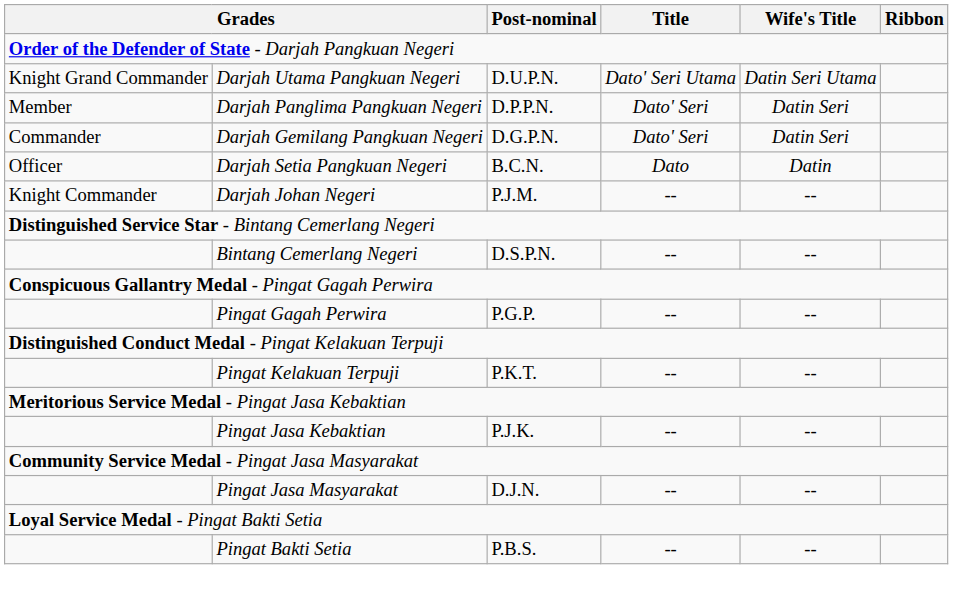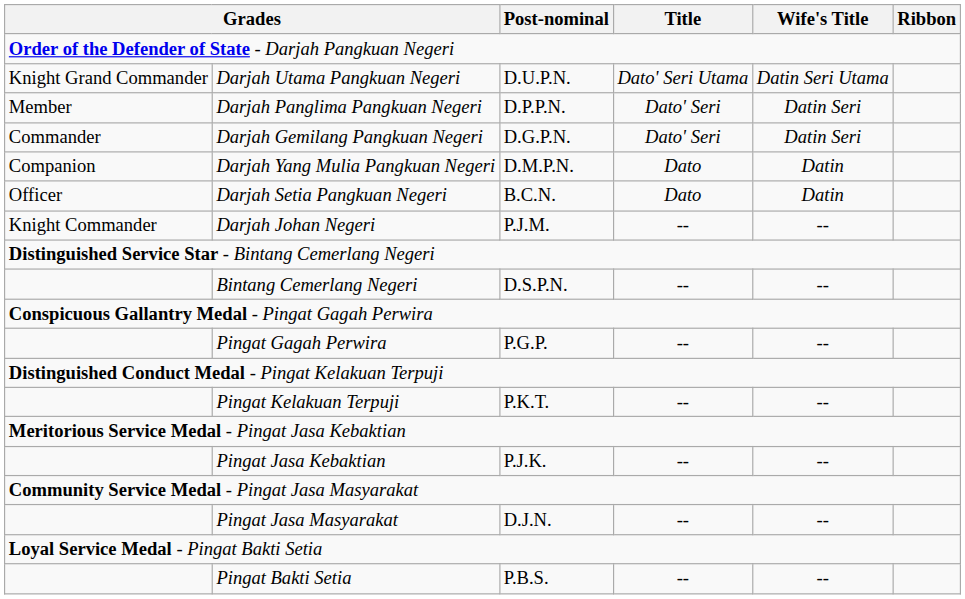+ row: (356, 166)
